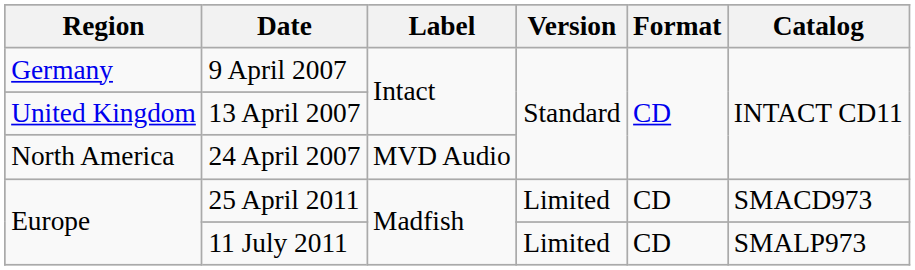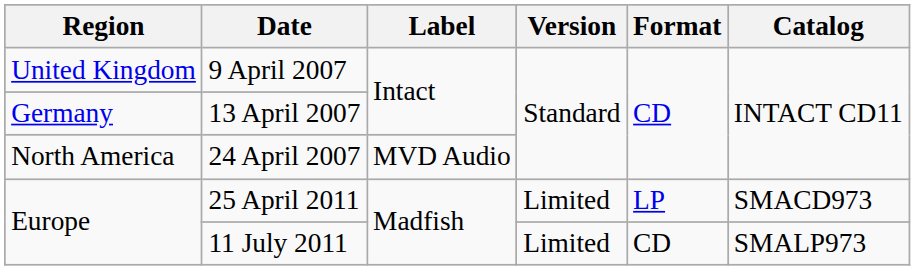(62, 69) Germany -> (104, 69) United Kingdom
(104, 112) United Kingdom -> (62, 112) Germany
(652, 199) CD -> (649, 199) LP
